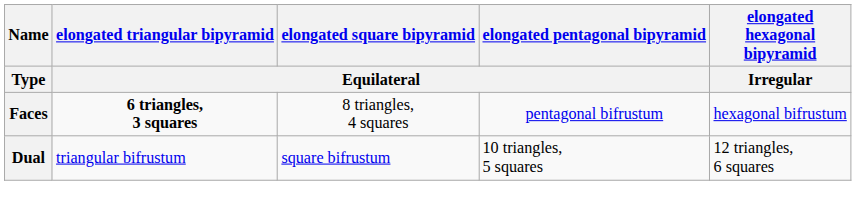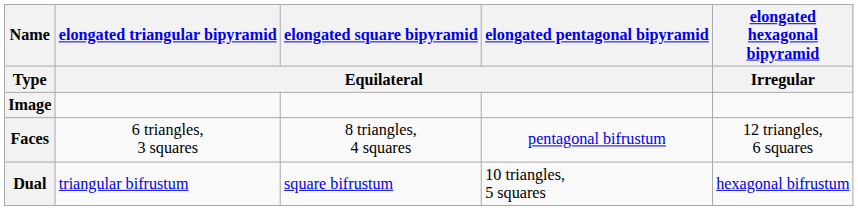+ row: (30, 104)
(165, 114) bold -> (168, 139) normal
(780, 114) hexagonal bifrustum -> (783, 139) 12 triangles, 6 squares
(753, 157) 12 triangles, 6 squares -> (783, 183) hexagonal bifrustum
